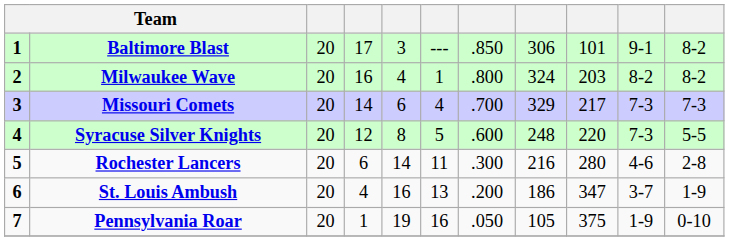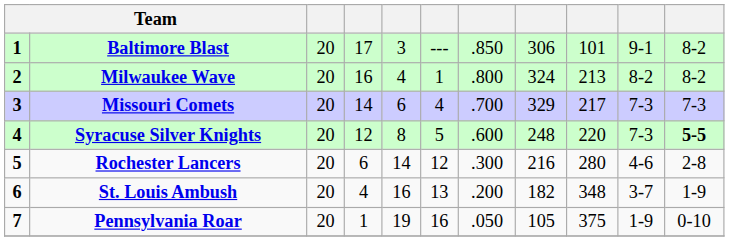(592, 76) 203 -> (592, 76) 213
(694, 134) normal -> (694, 134) bold
(439, 163) 11 -> (439, 163) 12
(541, 192) 186 -> (541, 192) 182
(592, 192) 347 -> (592, 192) 348
